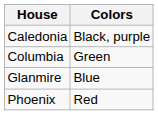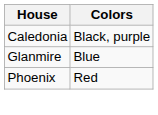- row: (36, 57)
